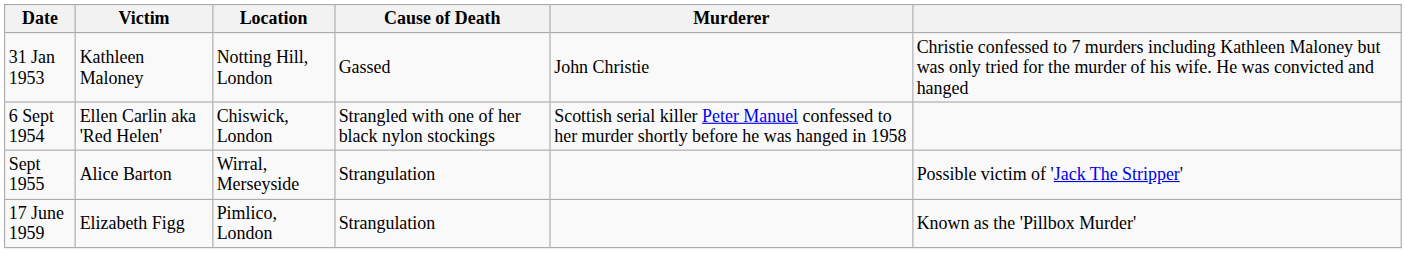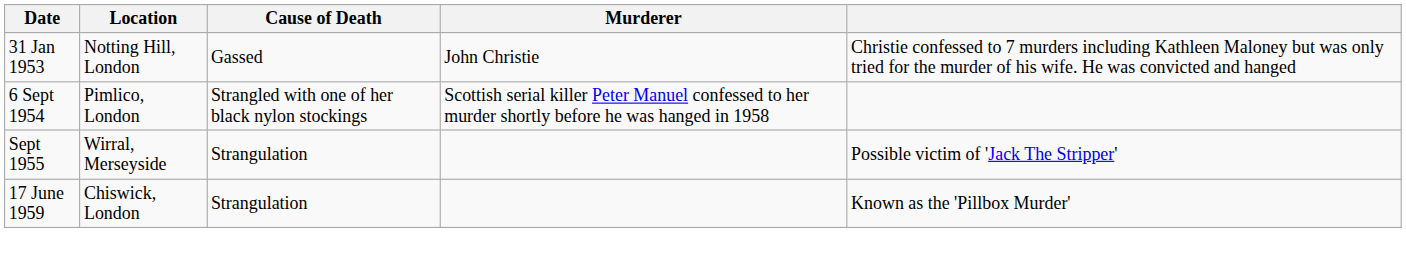- column: (144, 18)
(253, 125) Chiswick, London -> (114, 105) Pimlico, London
(247, 223) Pimlico, London -> (120, 202) Chiswick, London
